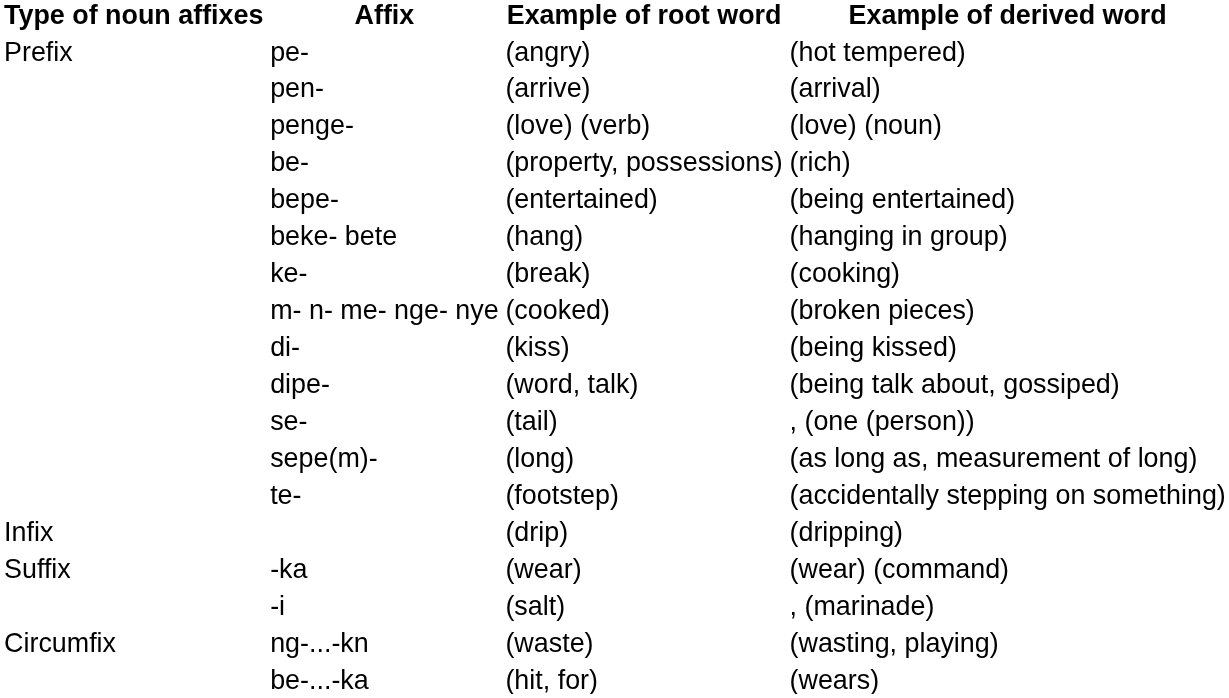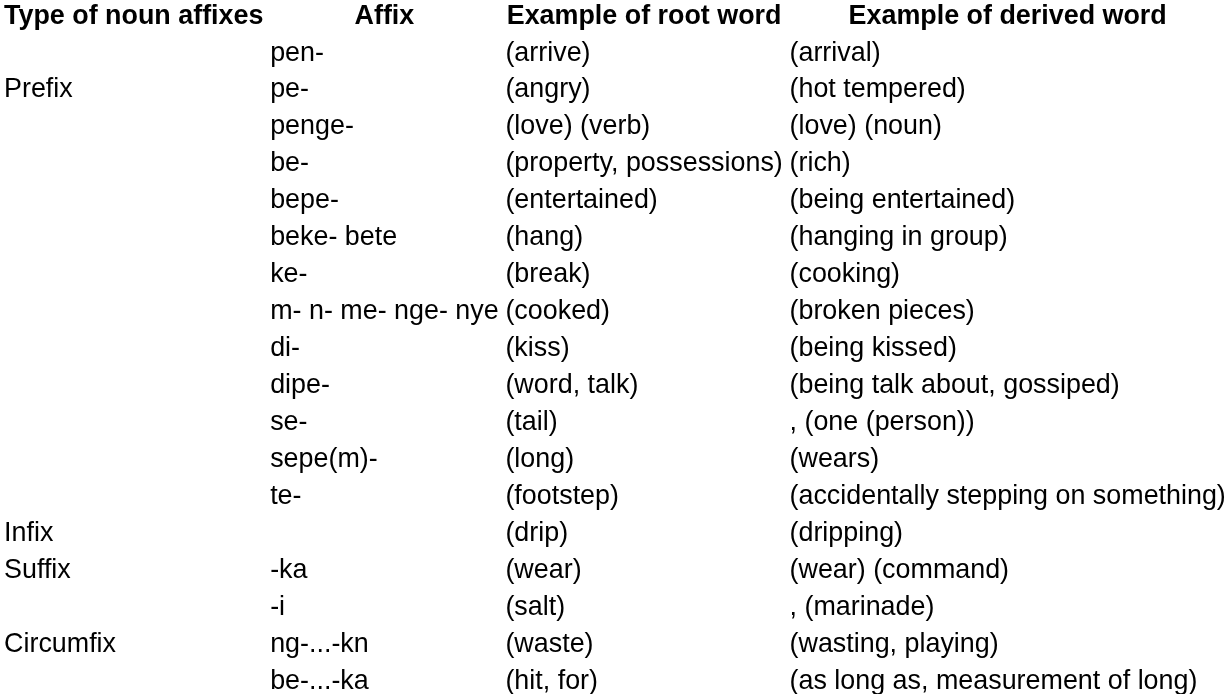rows swapped: (290, 51) <-> (297, 88)
(993, 458) (as long as, measurement of long) -> (834, 458) (wears)
(834, 680) (wears) -> (993, 680) (as long as, measurement of long)
